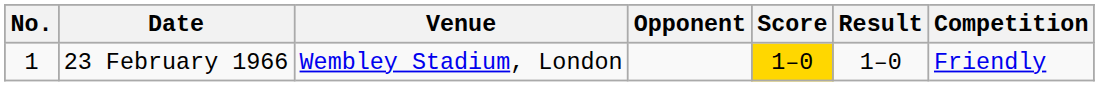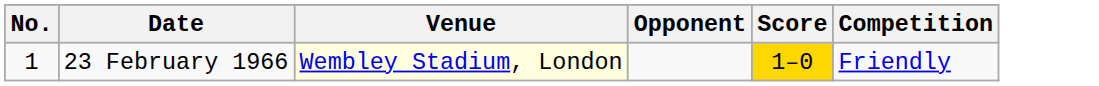- column: (881, 24)
(461, 62) no background -> (461, 62) lightyellow background
